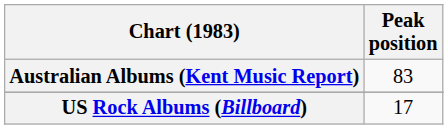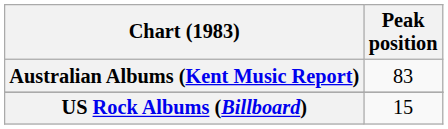(403, 107) 17 -> (403, 107) 15
